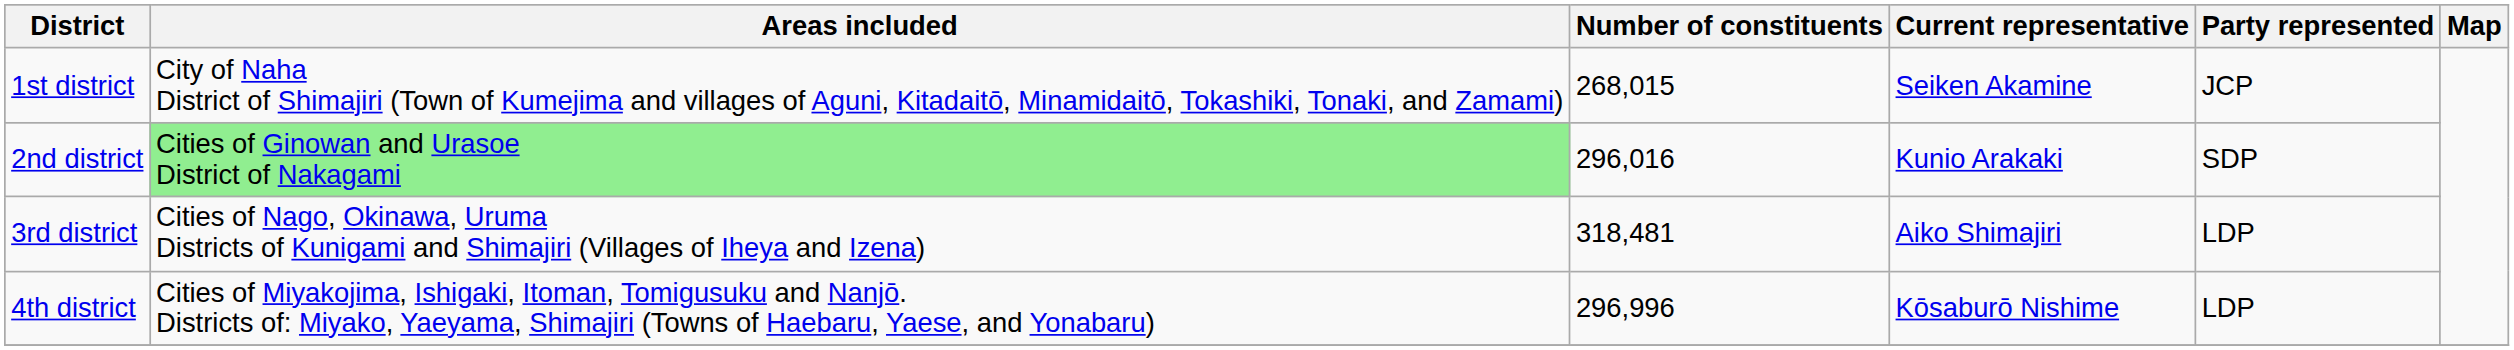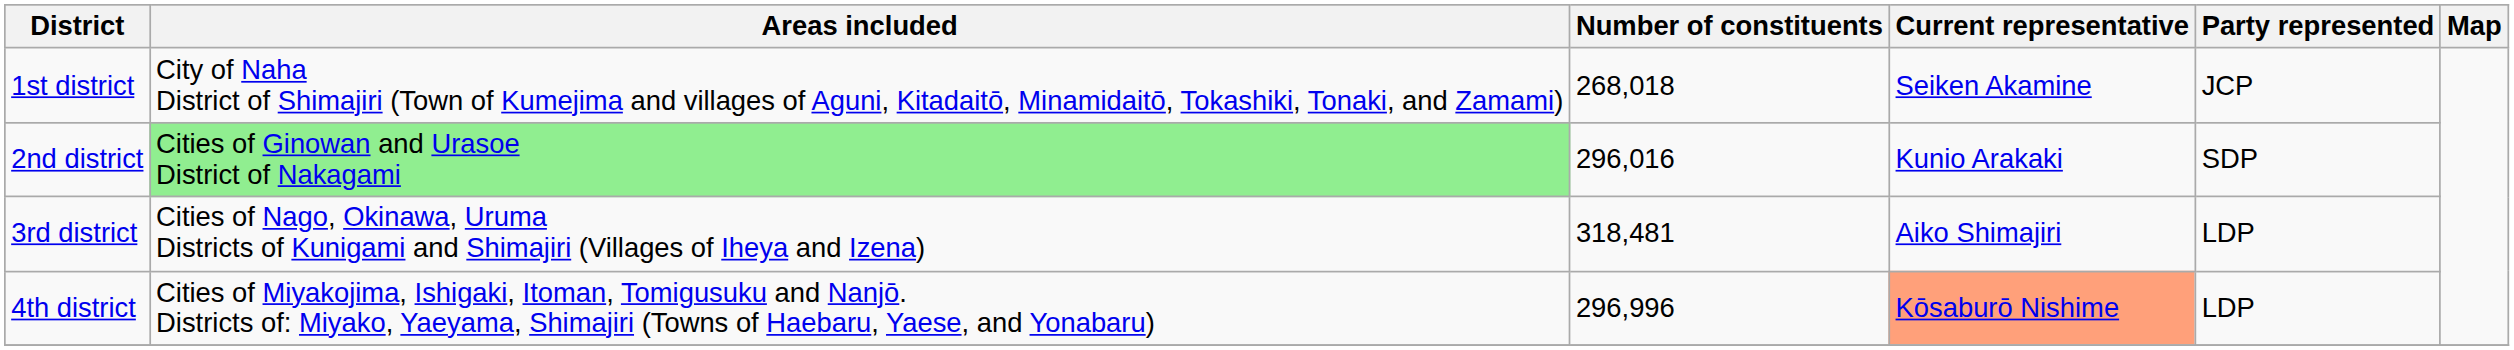(1625, 84) 268,015 -> (1625, 84) 268,018
(2007, 307) no background -> (2007, 307) lightsalmon background
